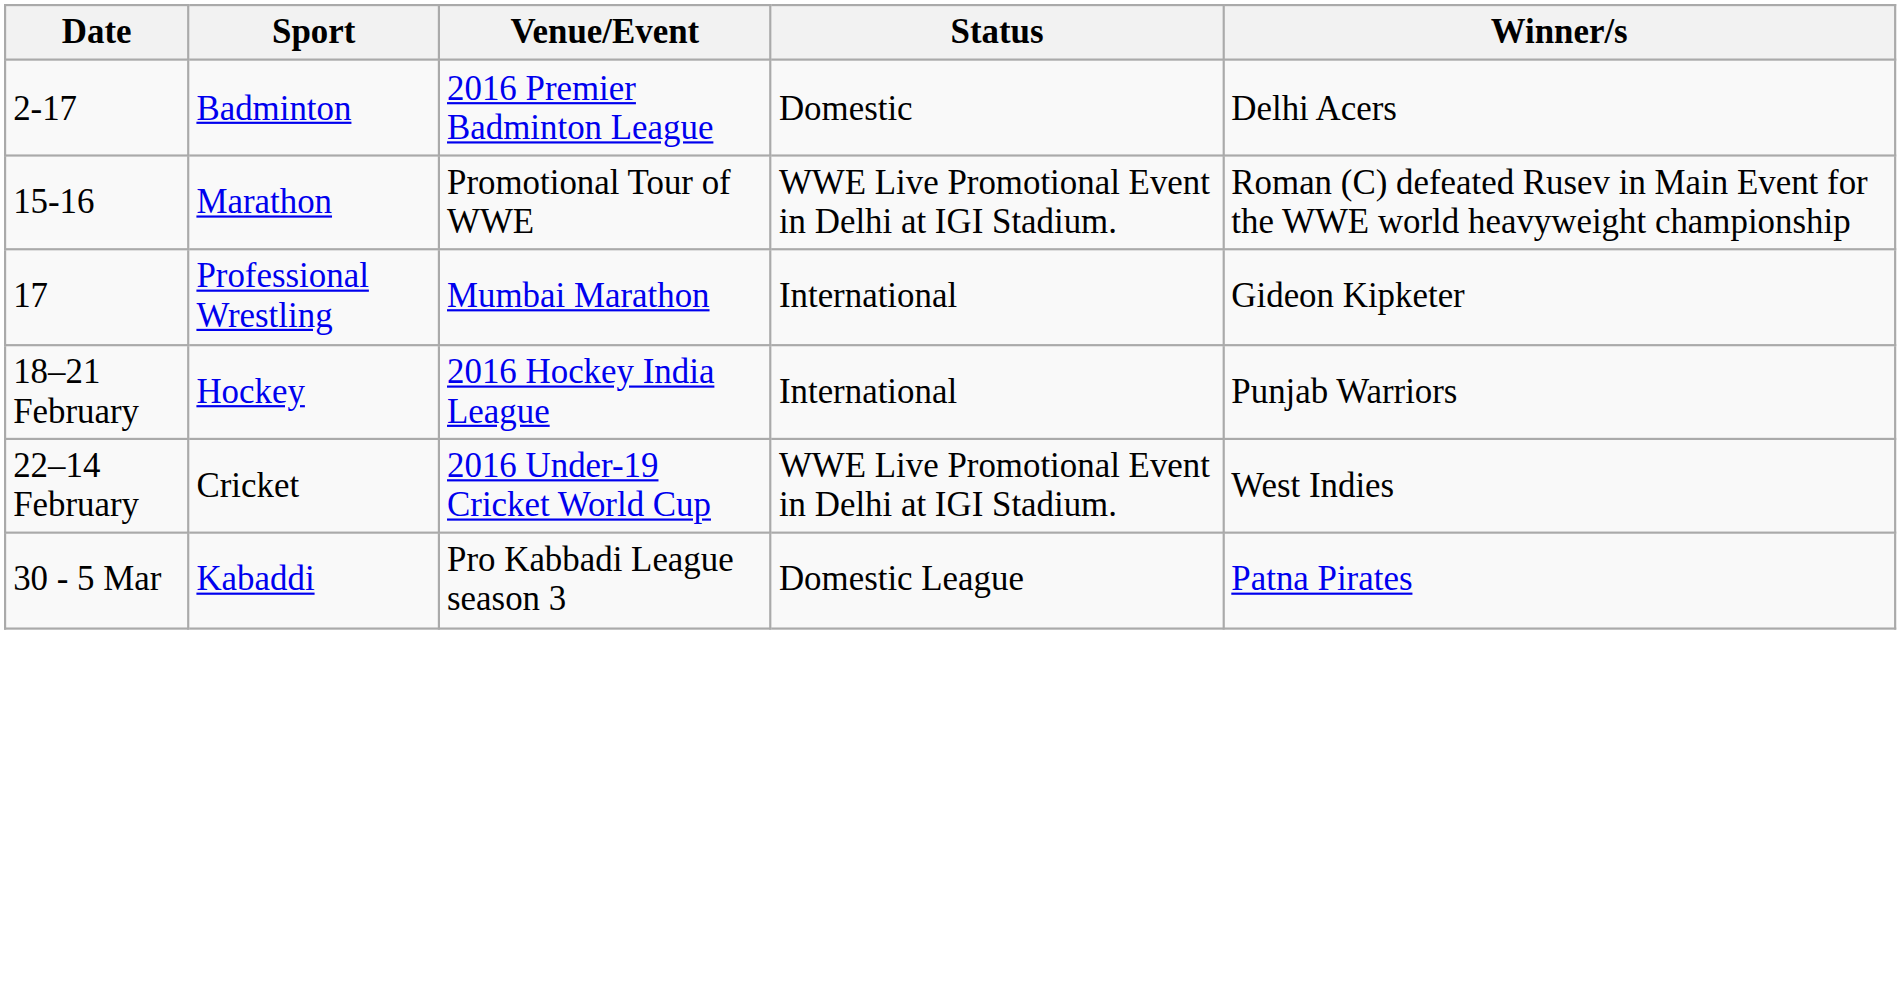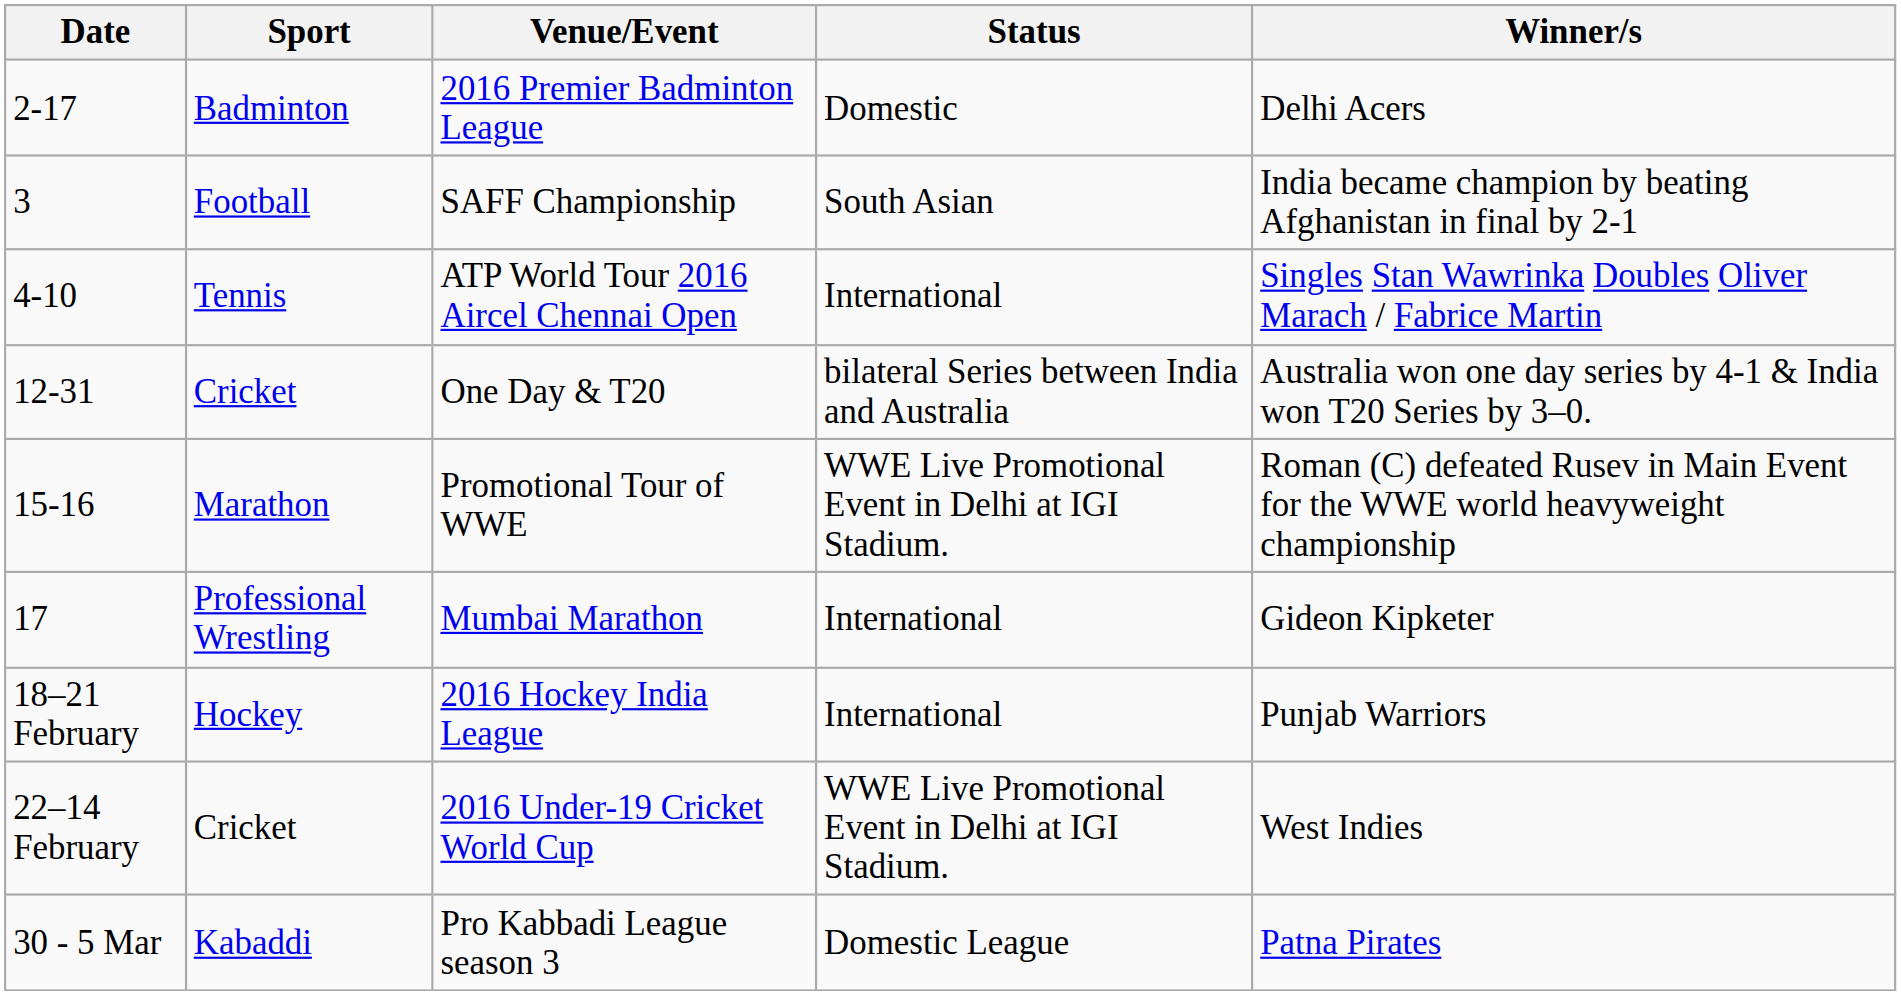+ row: (588, 201)
+ row: (594, 296)
+ row: (553, 390)
